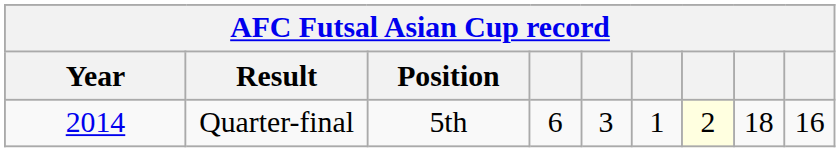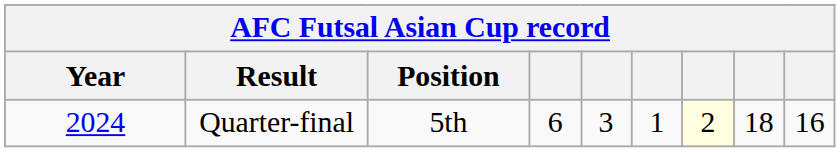(95, 122) 2014 -> (95, 122) 2024
